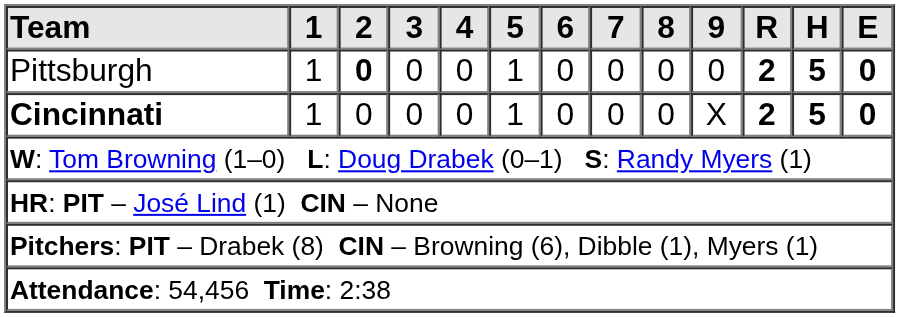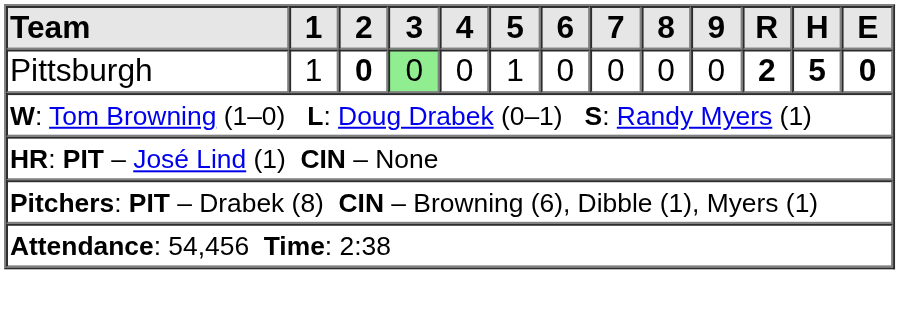(414, 70) no background -> (414, 70) lightgreen background
- row: (87, 114)
